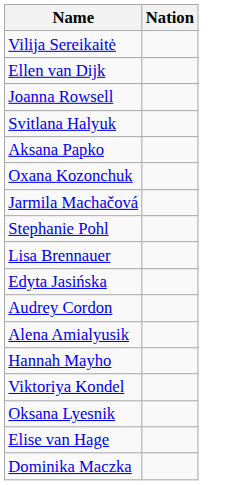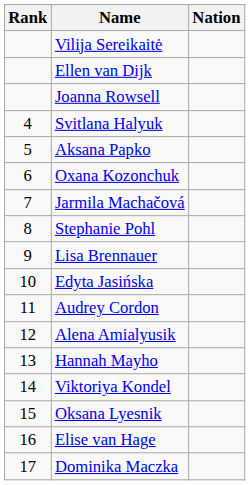+ column: (28, 17)
